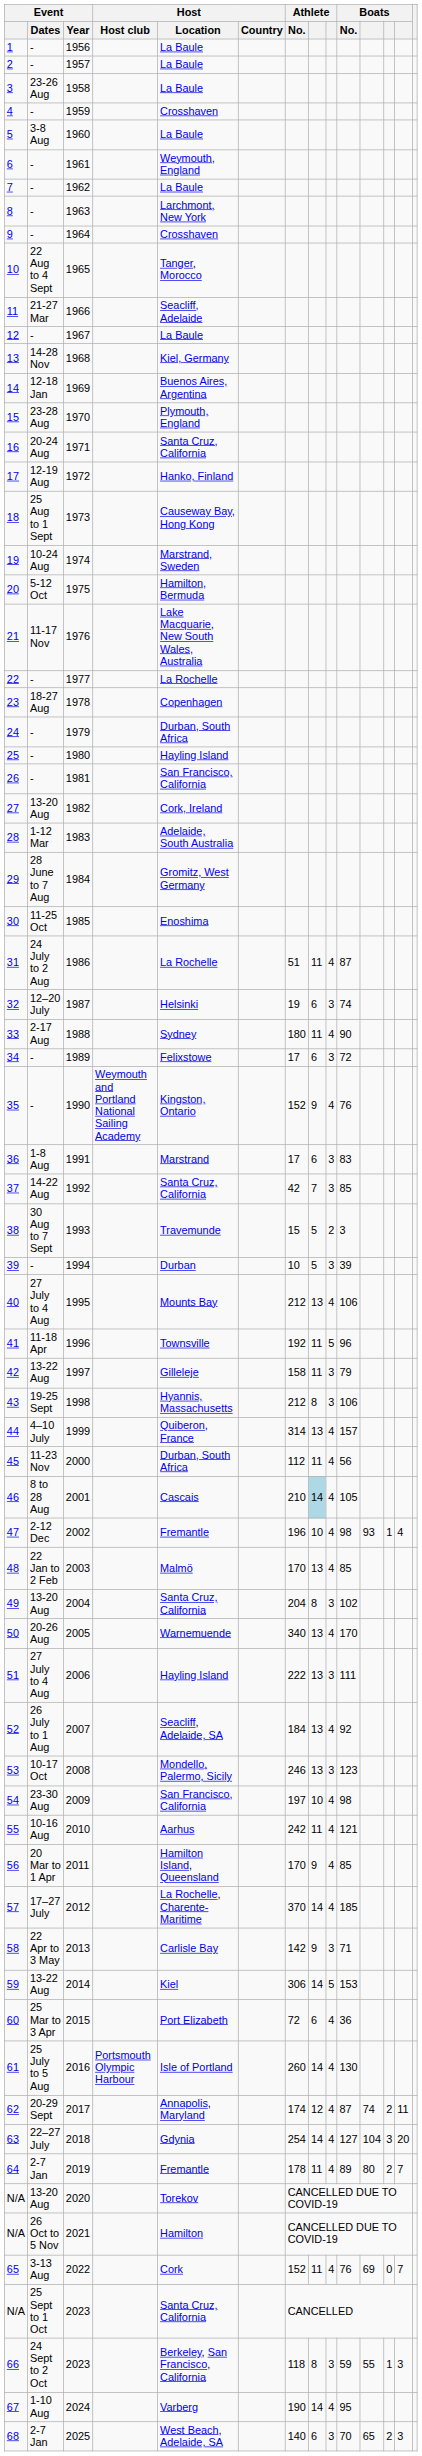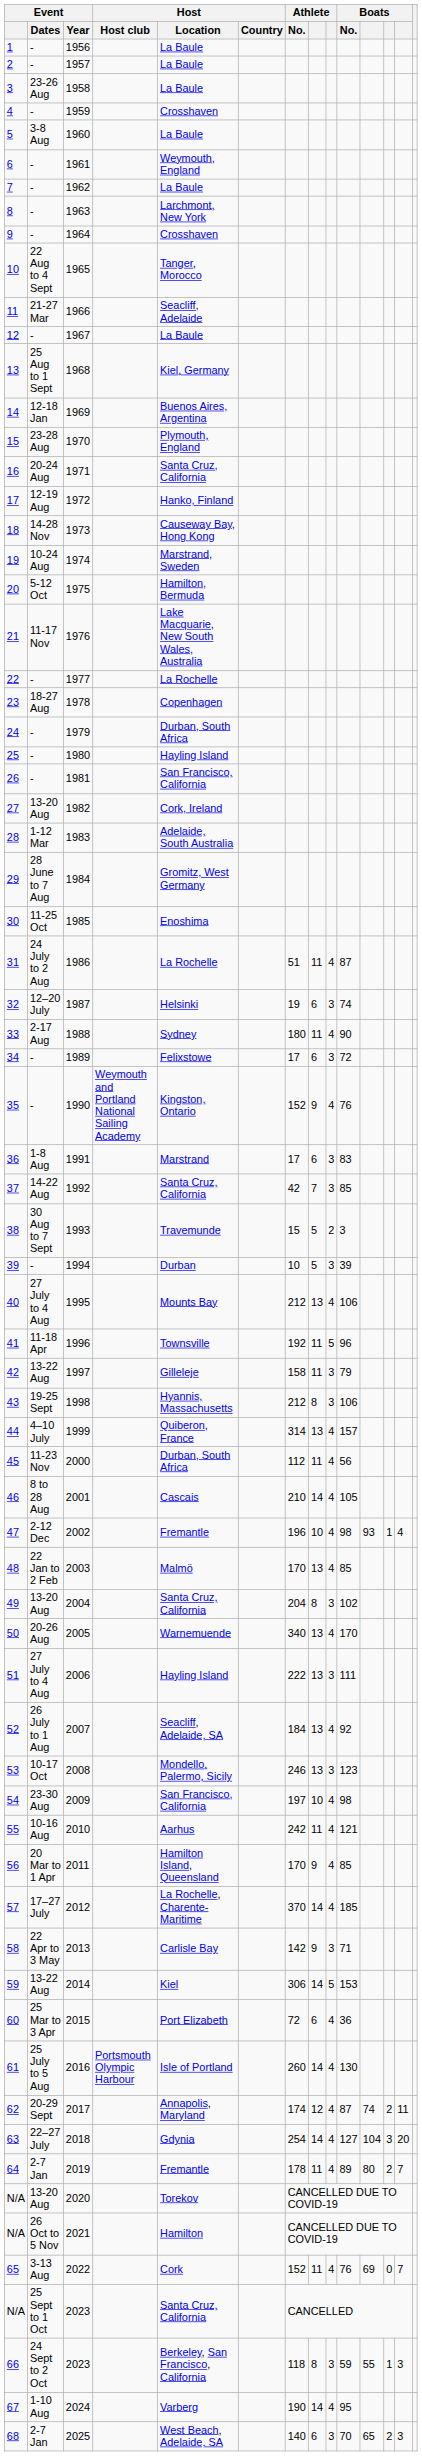(44, 358) 14-28 Nov -> (41, 370) 25 Aug to 1 Sept
(41, 518) 25 Aug to 1 Sept -> (44, 530) 14-28 Nov
(317, 1497) lightblue background -> (317, 1497) no background
